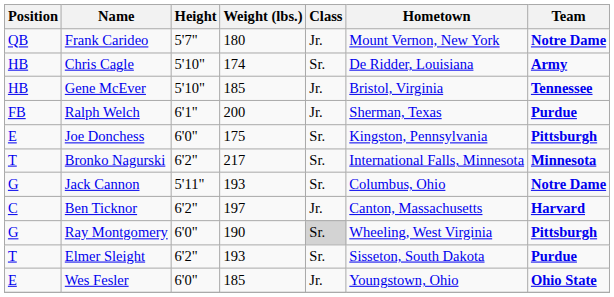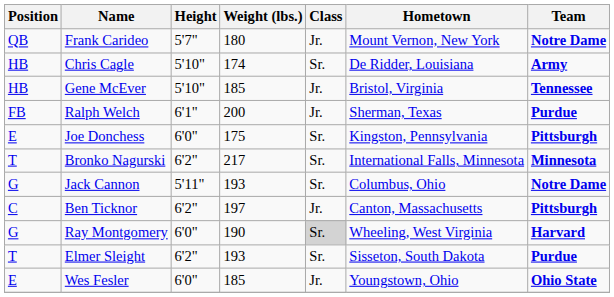(558, 208) Harvard -> (564, 208) Pittsburgh
(564, 232) Pittsburgh -> (558, 232) Harvard
